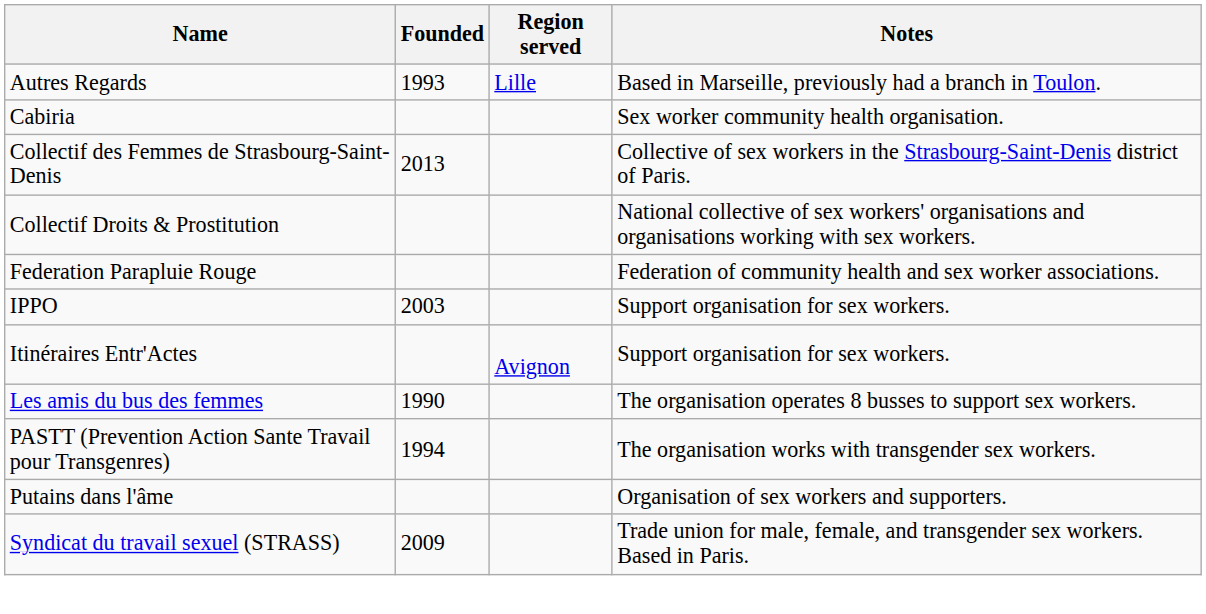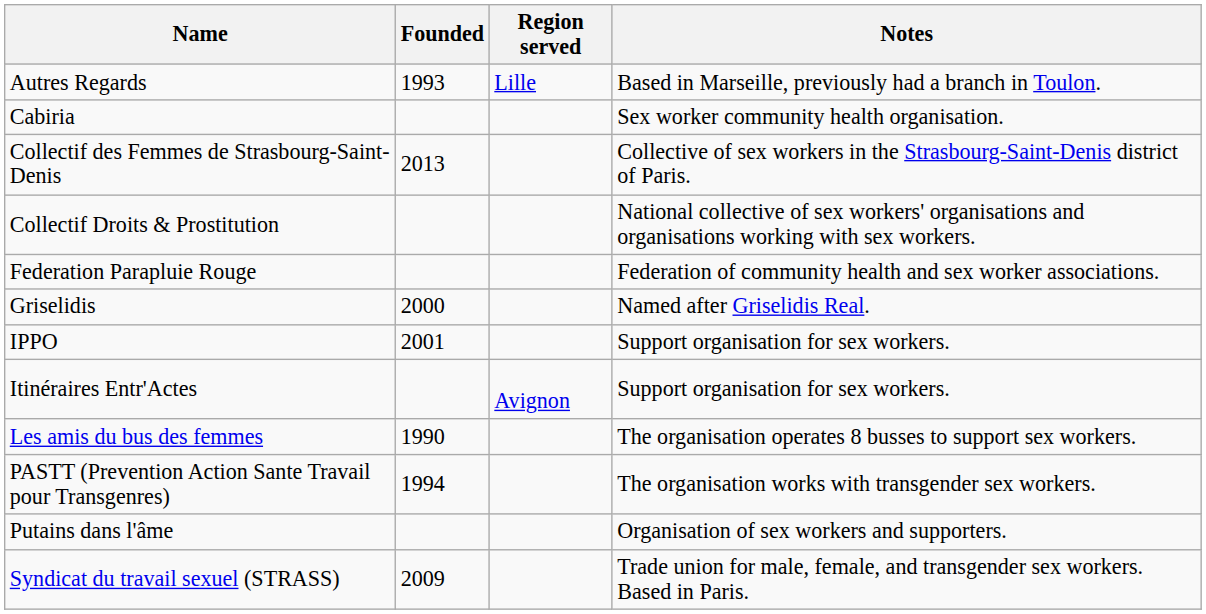+ row: (53, 306)
(423, 306) 2003 -> (423, 341) 2001
